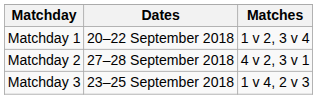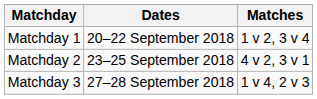(161, 60) 27–28 September 2018 -> (161, 60) 23–25 September 2018
(161, 82) 23–25 September 2018 -> (161, 82) 27–28 September 2018
